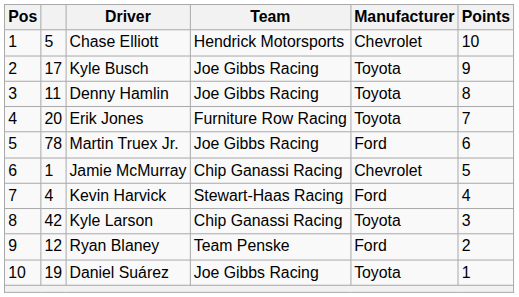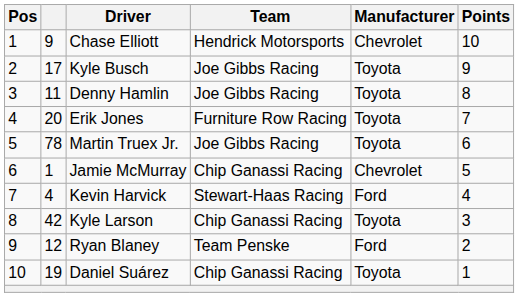(49, 42) 5 -> (49, 42) 9
(370, 144) Ford -> (377, 144) Toyota
(256, 271) Joe Gibbs Racing -> (268, 271) Chip Ganassi Racing
